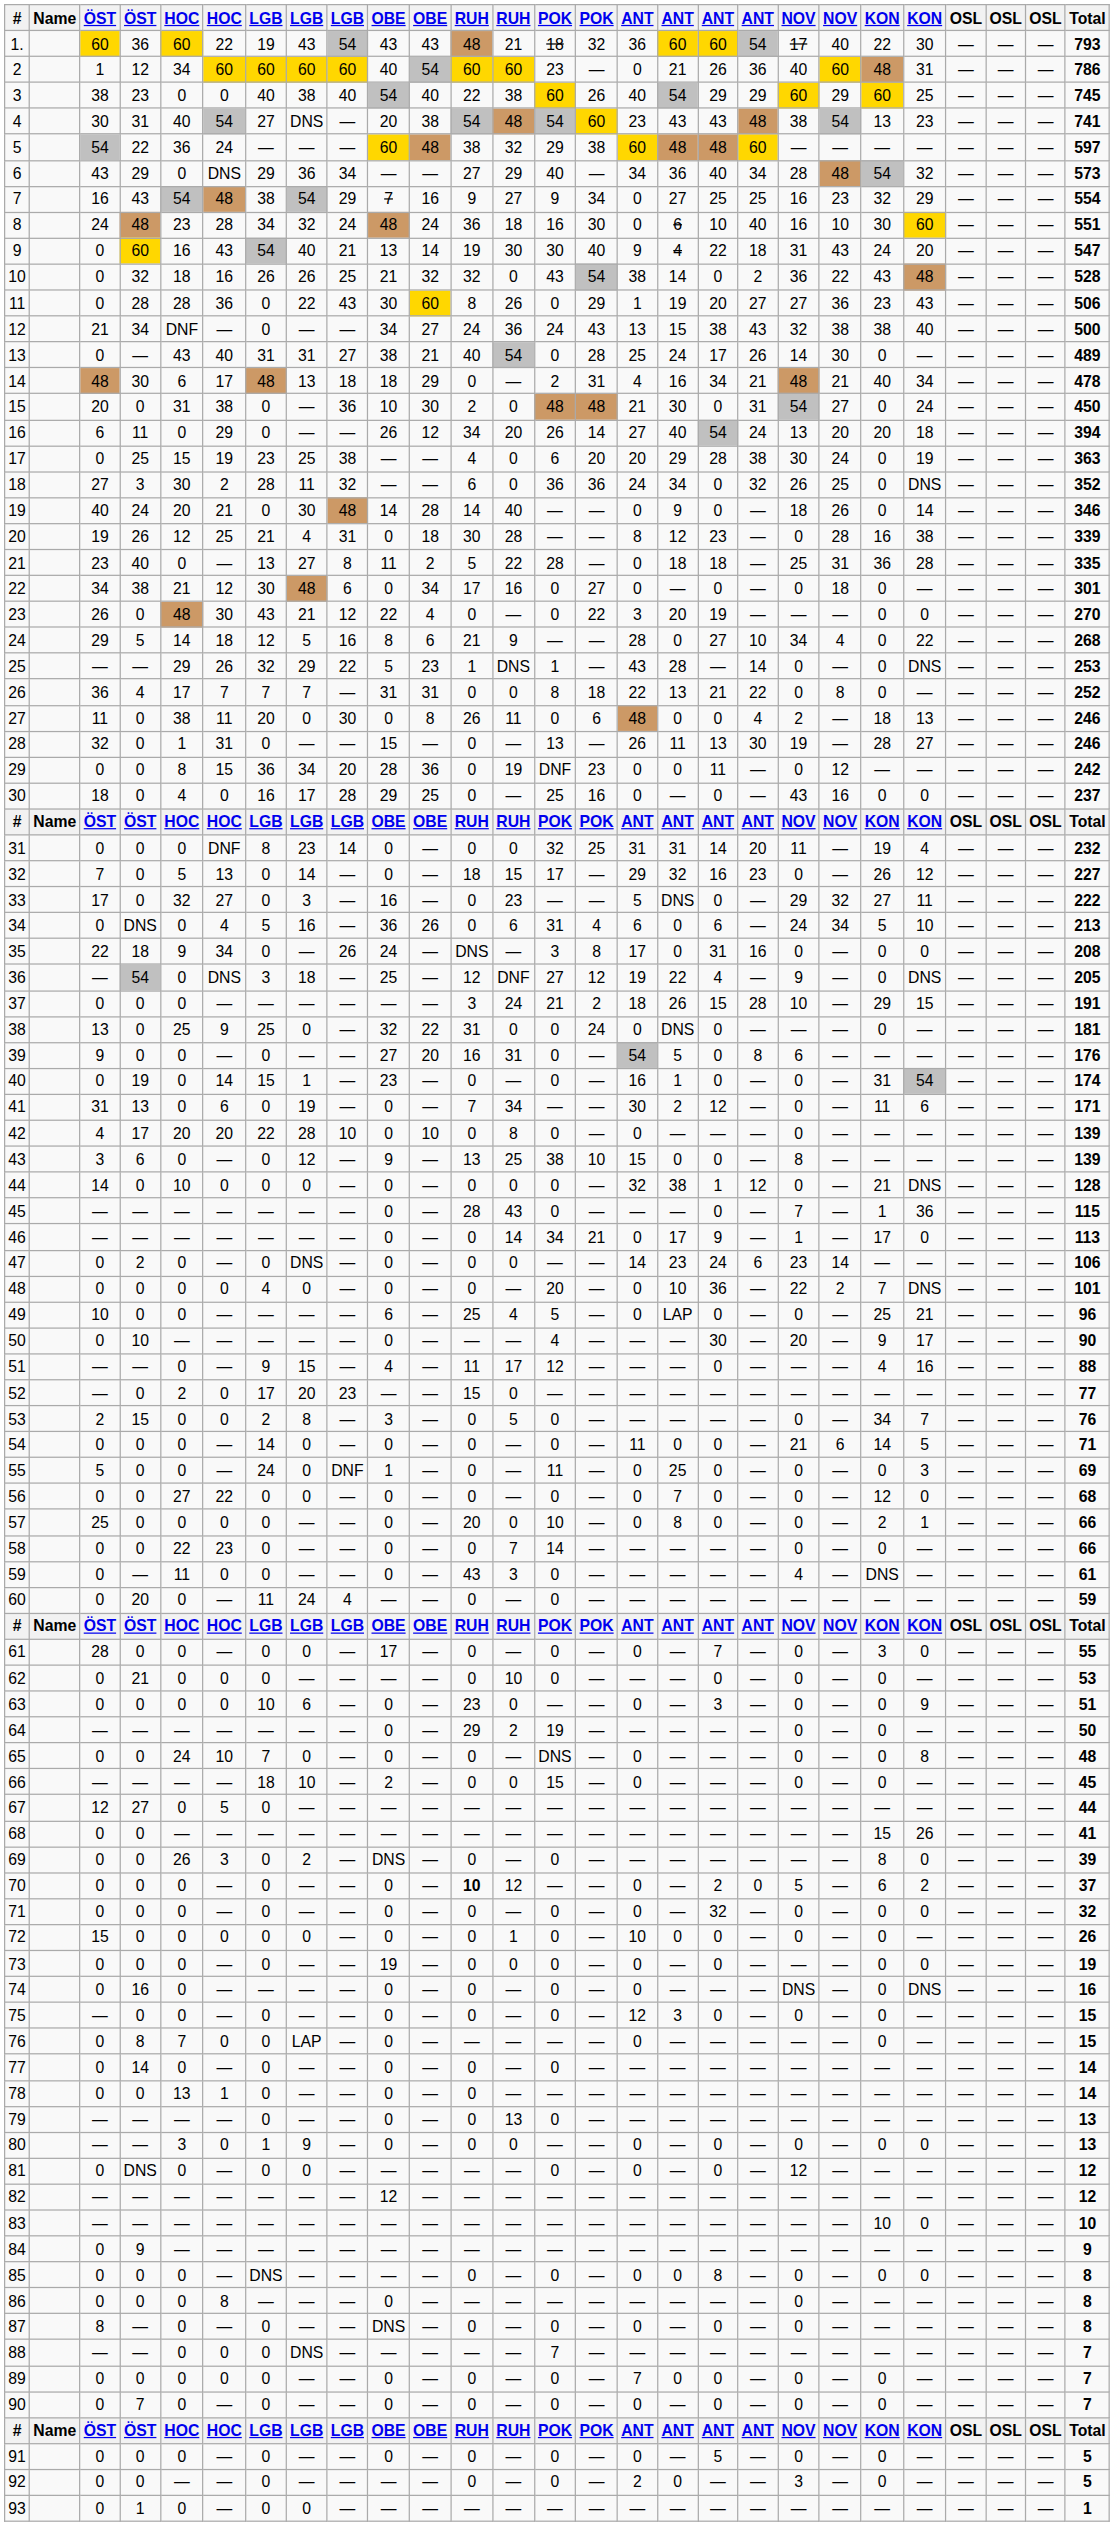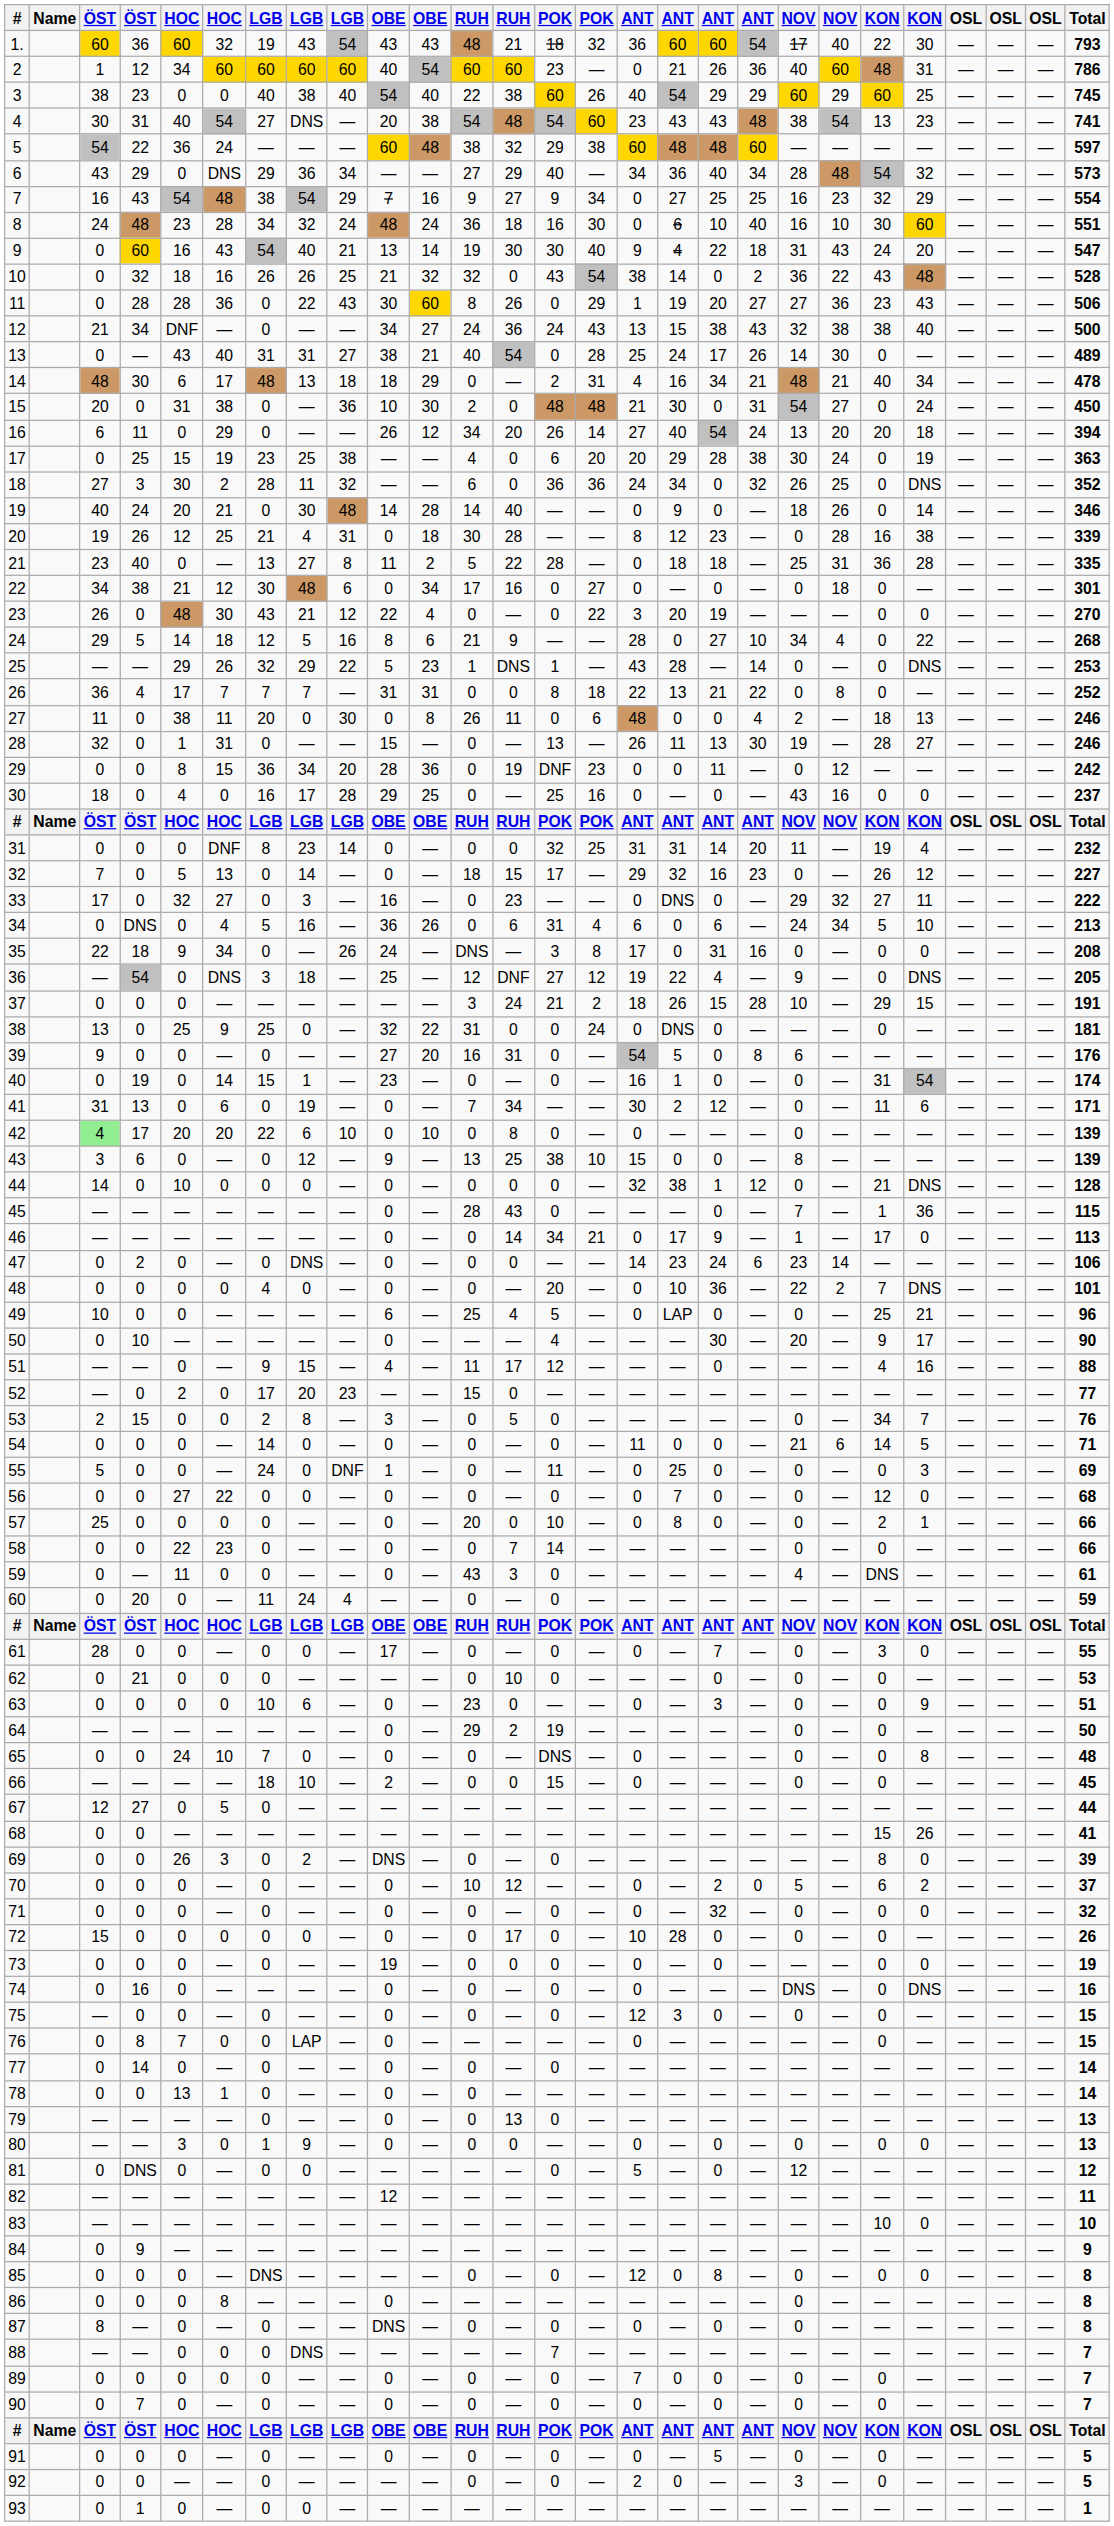(224, 43) 22 -> (224, 43) 32
(637, 900) 5 -> (637, 900) 0
(100, 1133) no background -> (100, 1133) lightgreen background
(307, 1133) 28 -> (307, 1133) 6
(472, 1885) bold -> (472, 1885) normal
(513, 1937) 1 -> (513, 1937) 17
(678, 1937) 0 -> (678, 1937) 28
(637, 2171) 0 -> (637, 2171) 5
(1087, 2197) 12 -> (1087, 2197) 11
(637, 2275) 0 -> (637, 2275) 12
